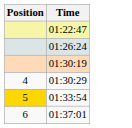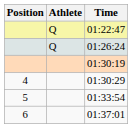+ column: (65, 13)
(25, 98) gold background -> (25, 98) no background
